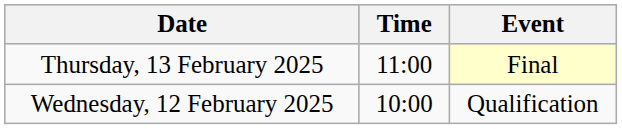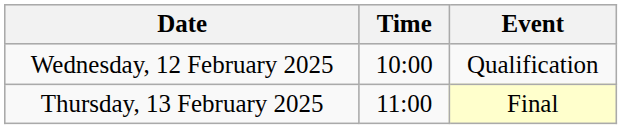rows swapped: (182, 103) <-> (182, 63)
